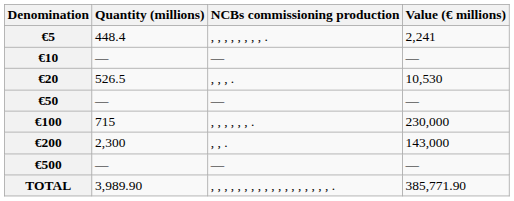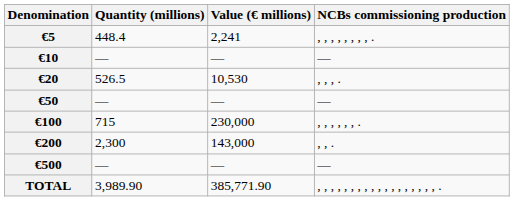columns swapped: (456, 15) <-> (305, 15)
